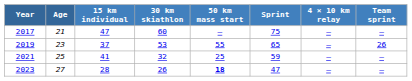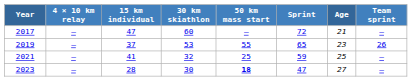columns swapped: (60, 15) <-> (329, 15)
(275, 32) 75 -> (302, 32) 72
(162, 70) 26 -> (189, 70) 30
